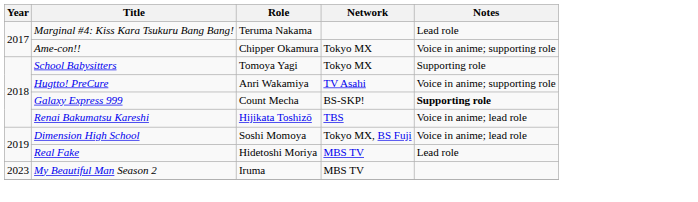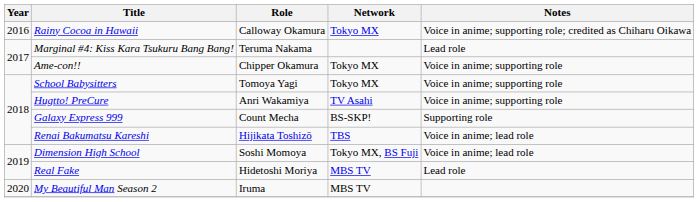+ row: (86, 30)
(451, 65) Supporting role -> (493, 83) Voice in anime; supporting role
(454, 100) bold -> (458, 118) normal
(18, 170) 2023 -> (18, 188) 2020
